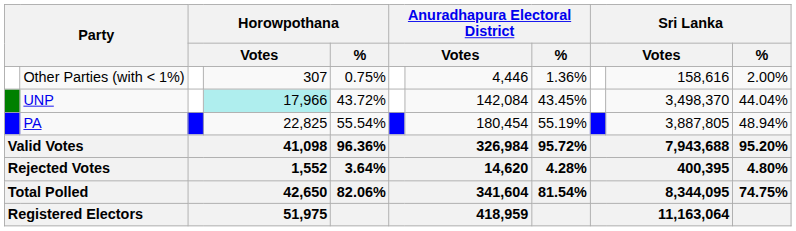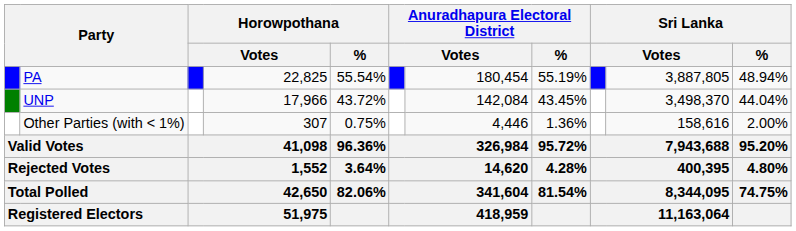rows swapped: (32, 123) <-> (104, 77)
(305, 100) paleturquoise background -> (305, 100) no background
